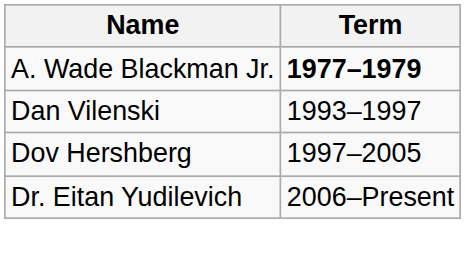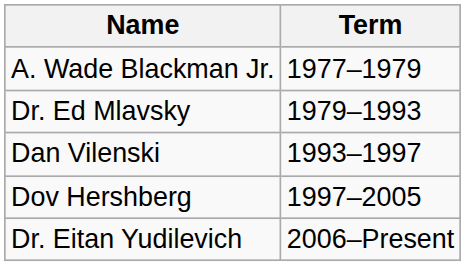(354, 68) bold -> (354, 68) normal
+ row: (101, 111)
